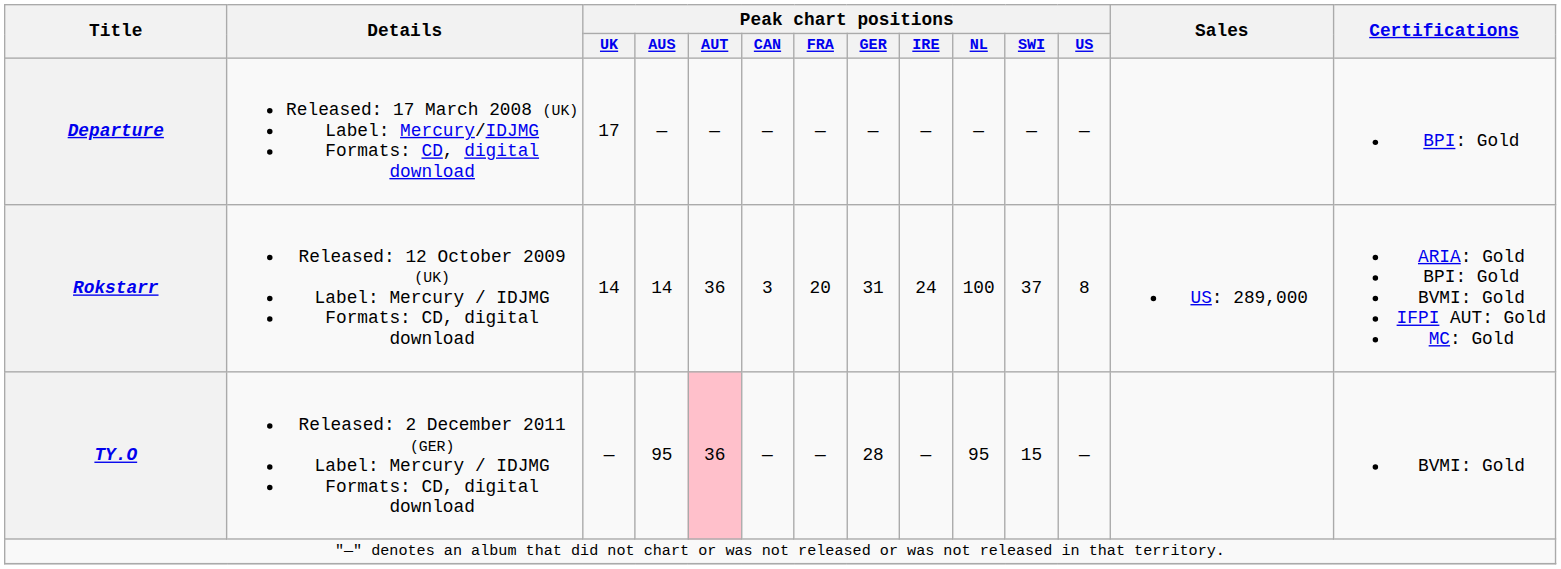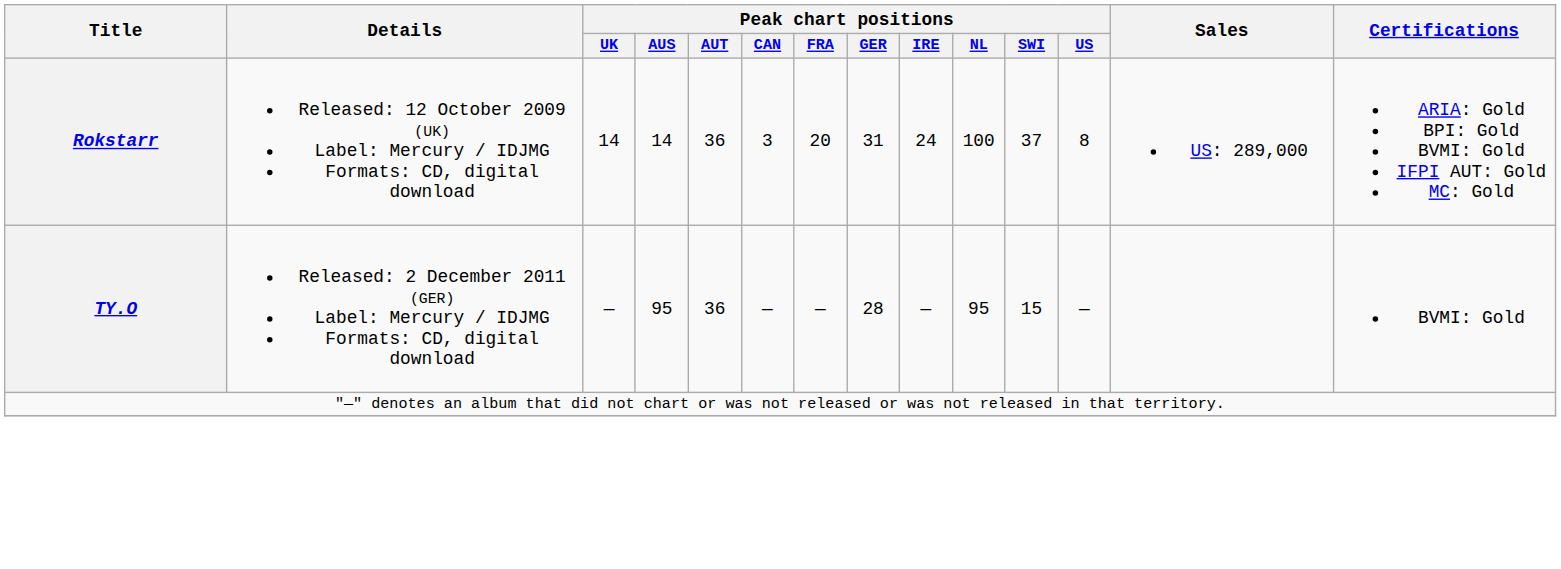- row: (116, 131)
(715, 456) pink background -> (715, 309) no background
